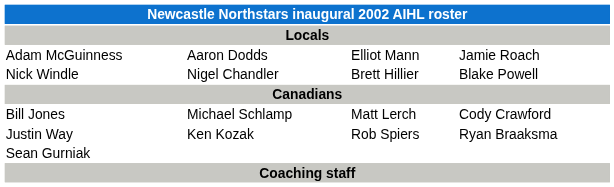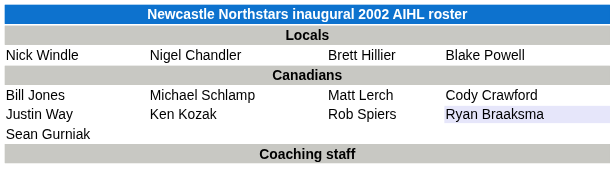- row: (64, 55)
(508, 134) no background -> (495, 114) lavender background
